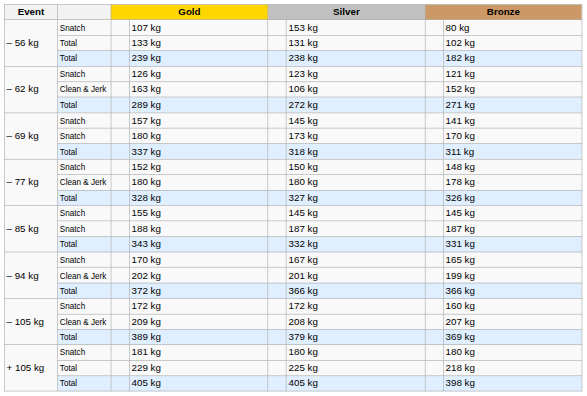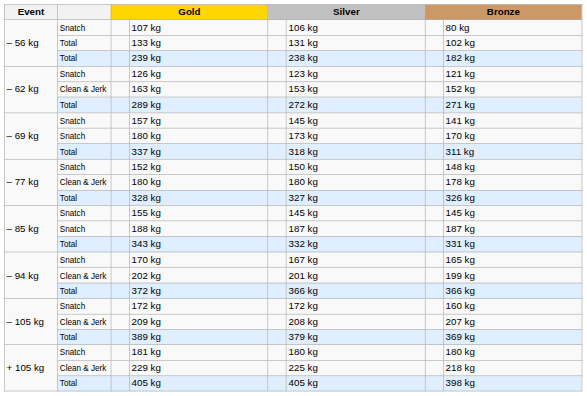(303, 27) 153 kg -> (303, 27) 106 kg
(303, 89) 106 kg -> (303, 89) 153 kg
(68, 368) Total -> (83, 368) Clean & Jerk
